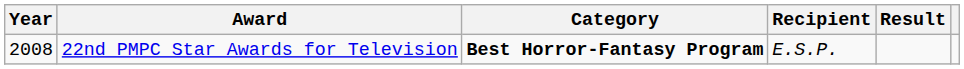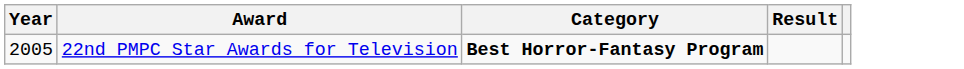- column: (822, 20)
(31, 50) 2008 -> (31, 50) 2005
